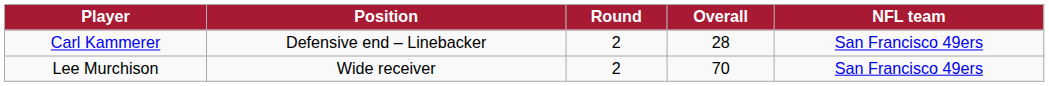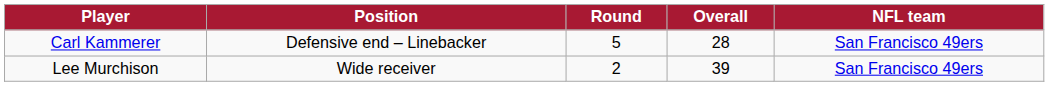(616, 42) 2 -> (616, 42) 5
(721, 68) 70 -> (721, 68) 39
